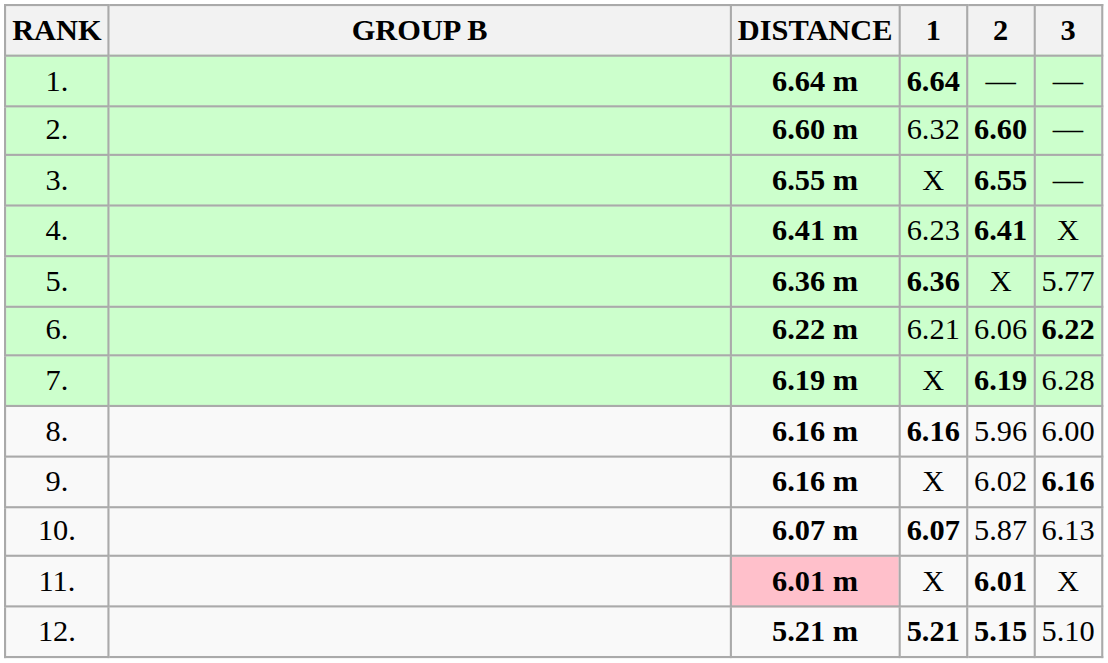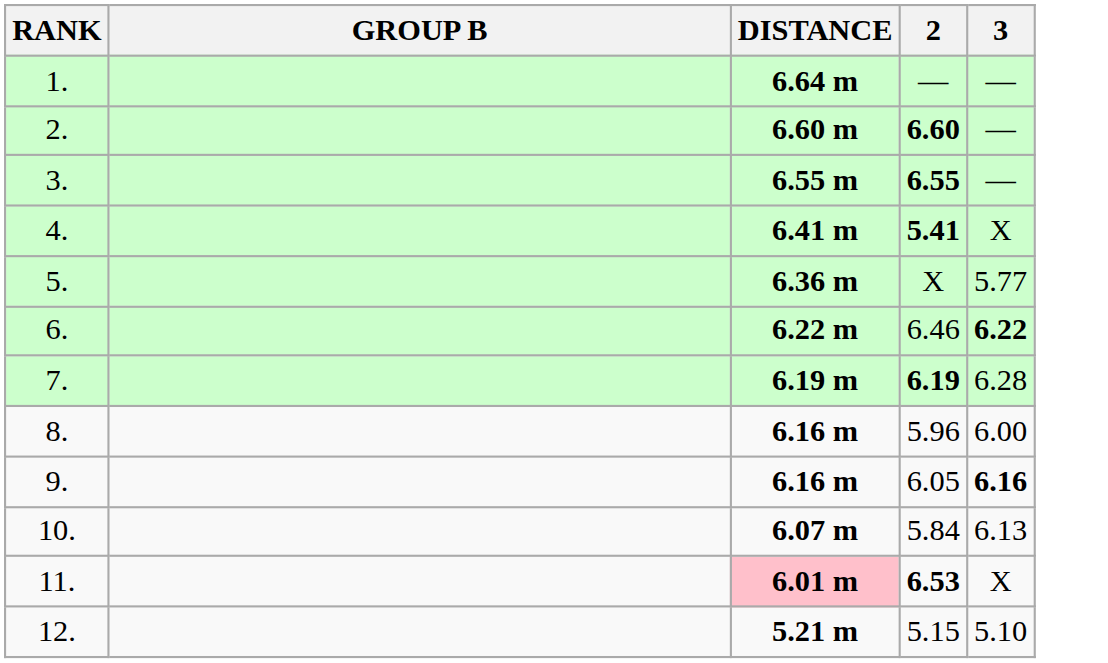- column: (933, 29)
(1001, 230) 6.41 -> (933, 230) 5.41
(1001, 330) 6.06 -> (933, 330) 6.46
(1001, 480) 6.02 -> (933, 480) 6.05
(1001, 531) 5.87 -> (933, 531) 5.84
(1001, 581) 6.01 -> (933, 581) 6.53
(1001, 631) bold -> (933, 631) normal
